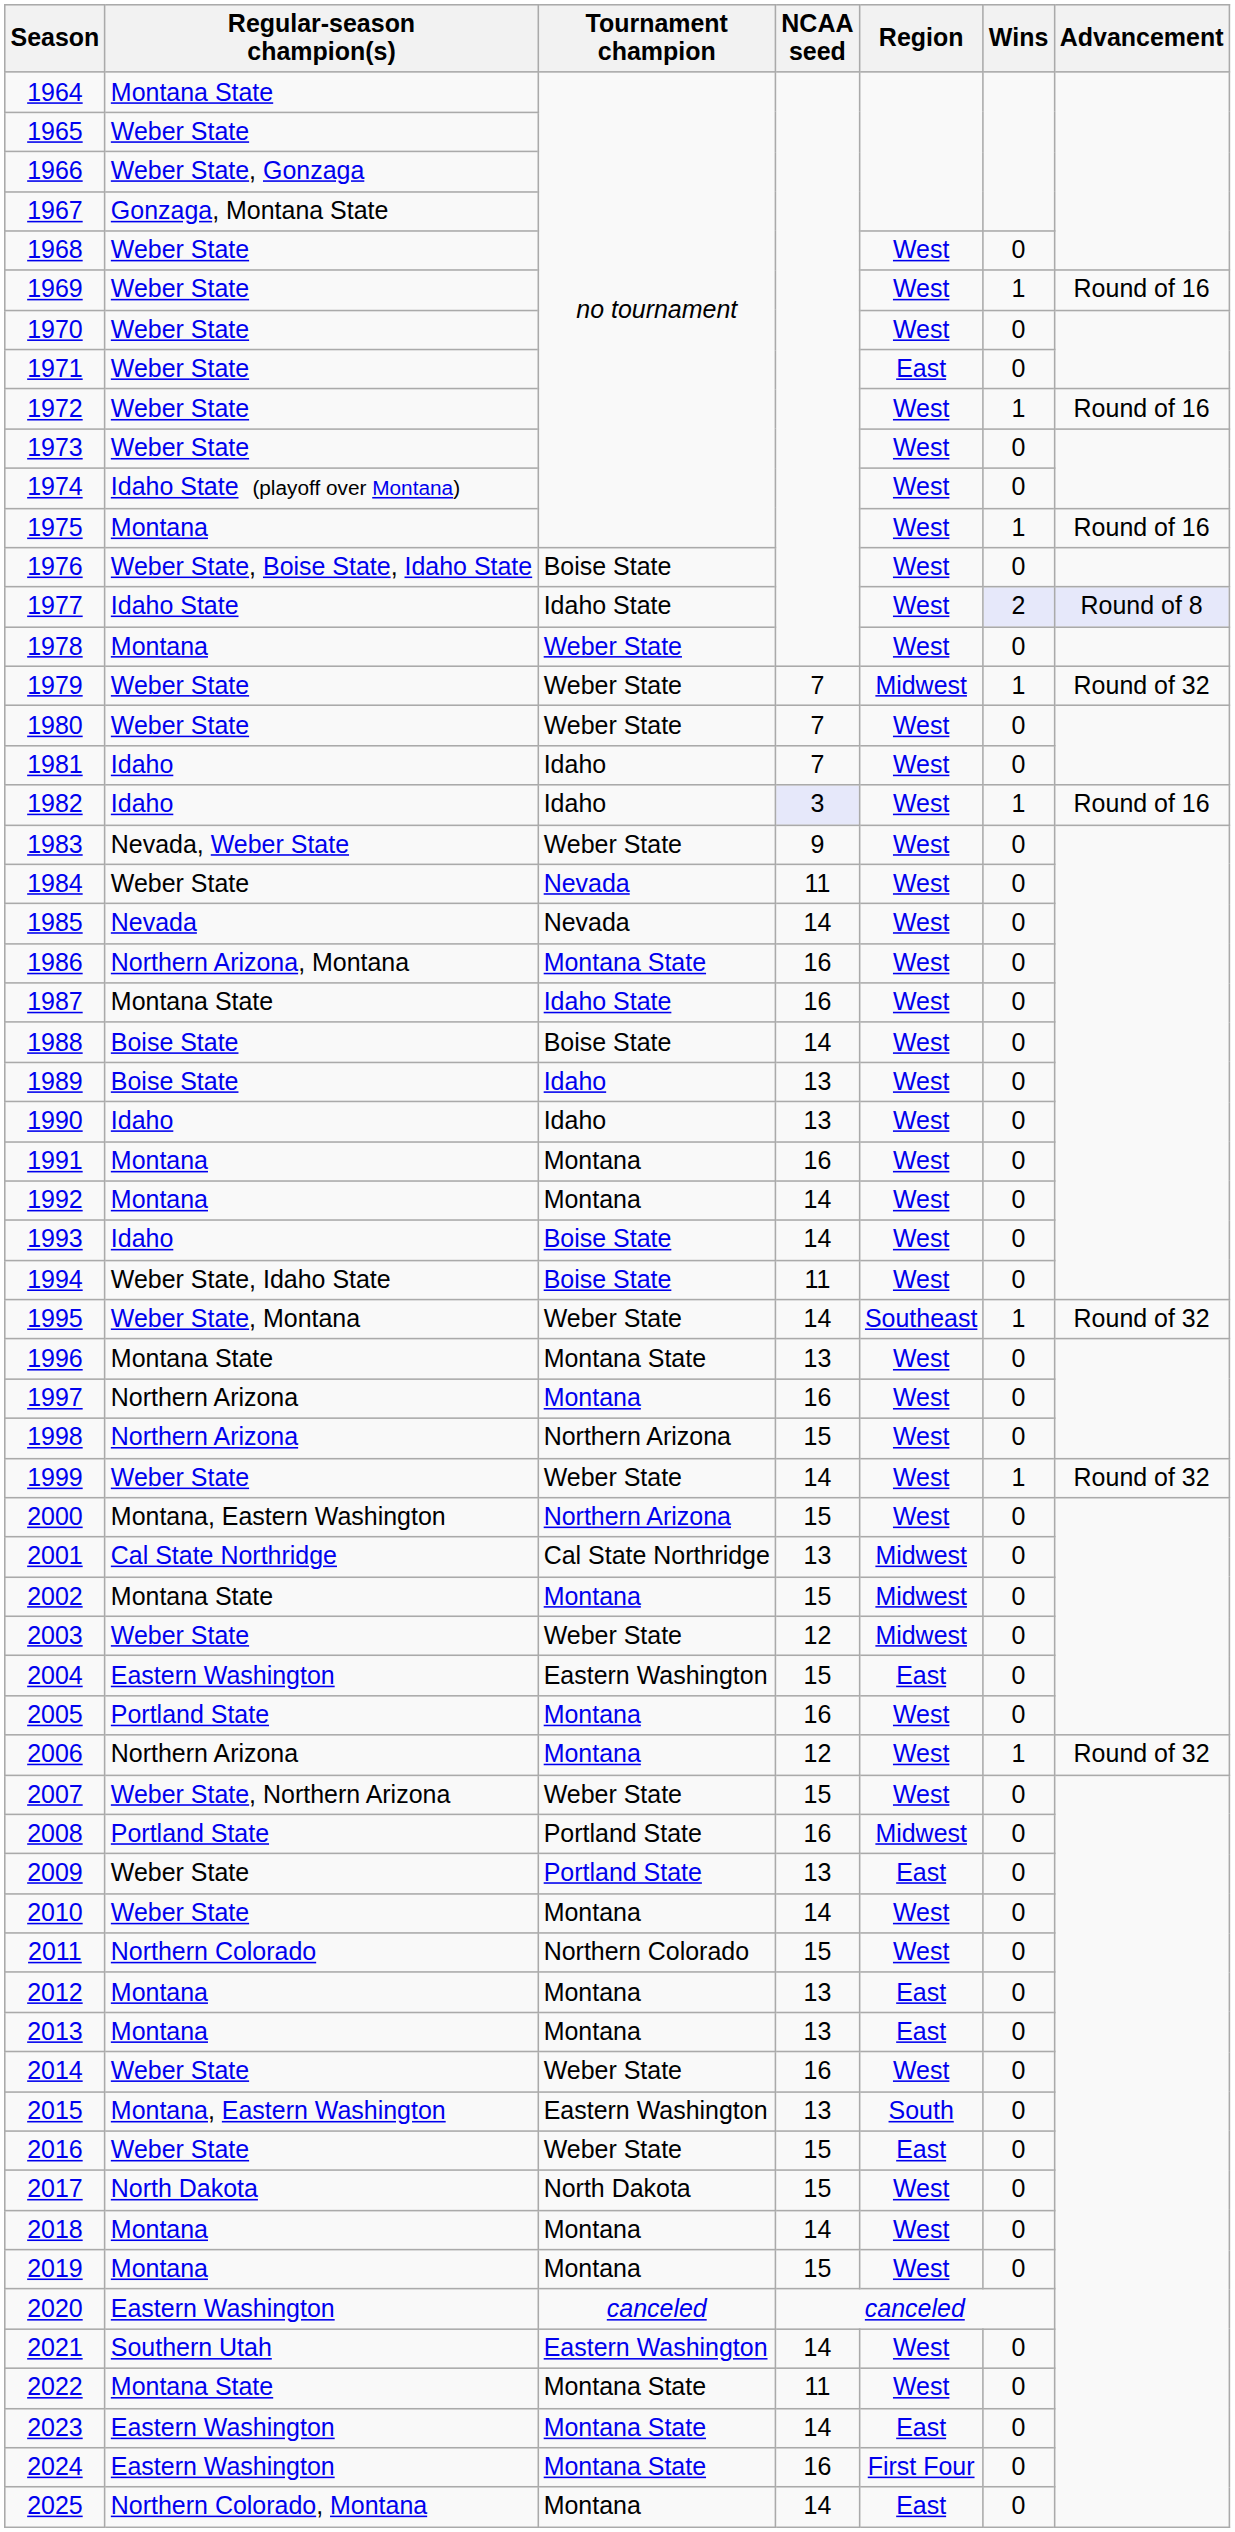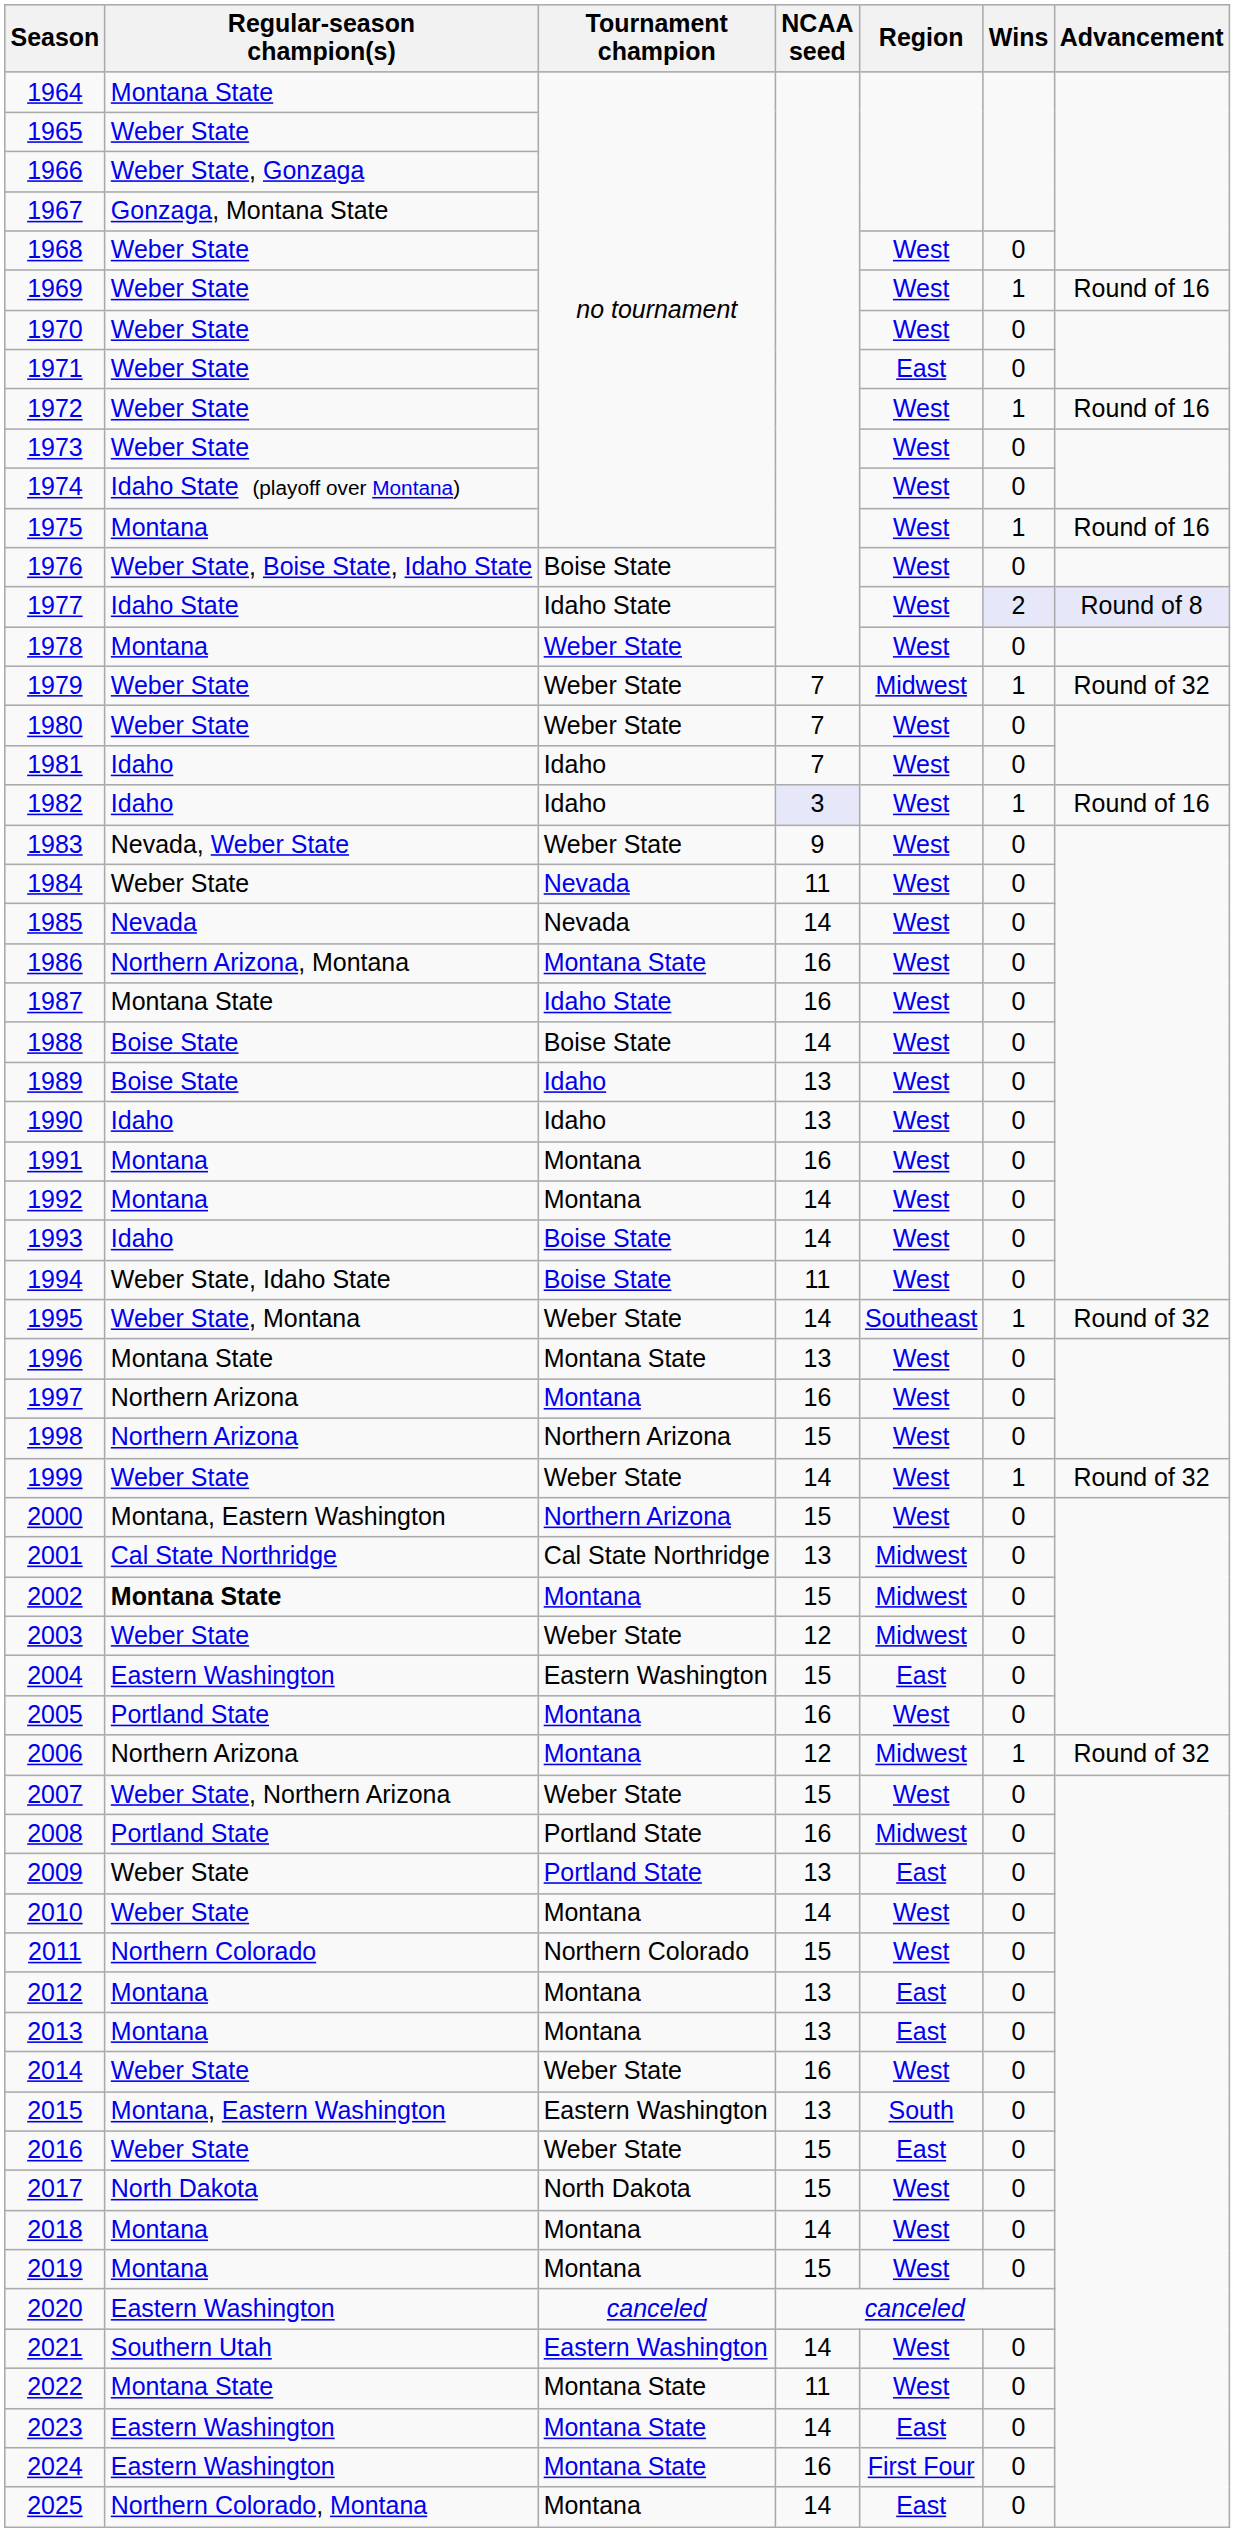(192, 1596) normal -> (196, 1596) bold
(921, 1754) West -> (921, 1754) Midwest
